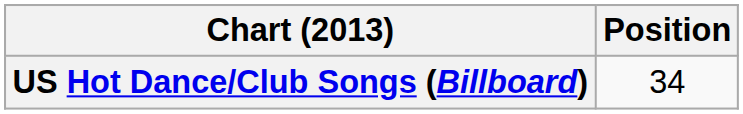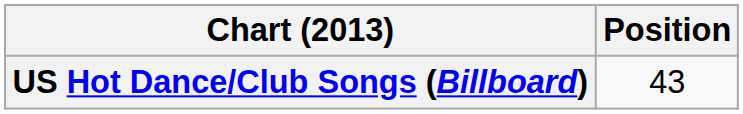(667, 81) 34 -> (667, 81) 43
